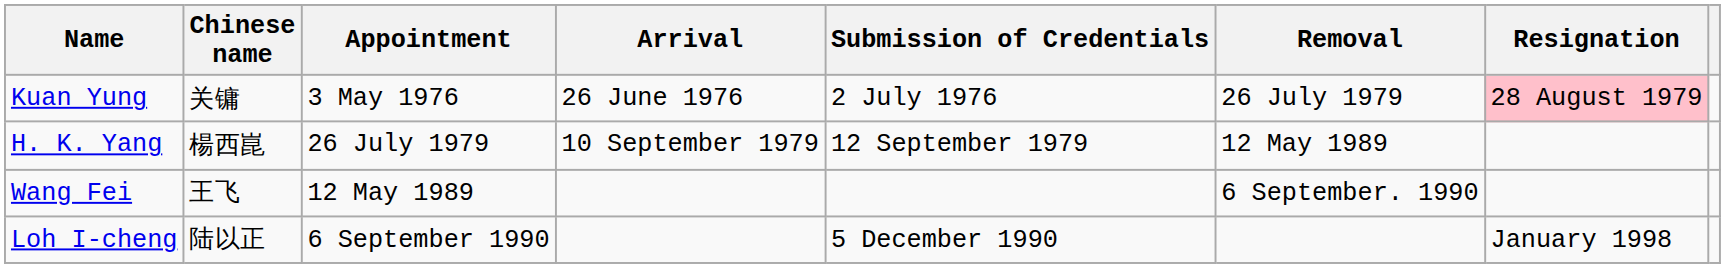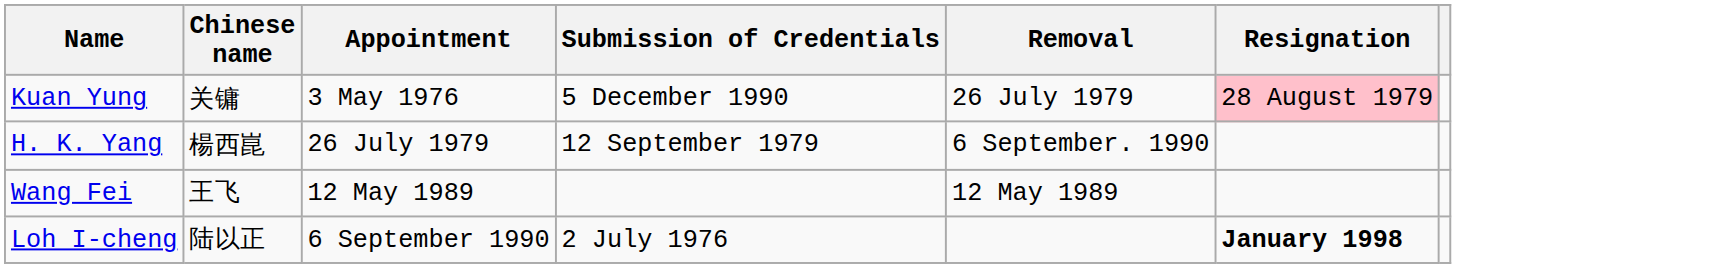- column: (690, 40)
(914, 99) 2 July 1976 -> (675, 99) 5 December 1990
(1305, 146) 12 May 1989 -> (1081, 146) 6 September. 1990
(1350, 192) 6 September. 1990 -> (1035, 192) 12 May 1989
(944, 239) 5 December 1990 -> (645, 239) 2 July 1976
(1581, 239) normal -> (1312, 239) bold
